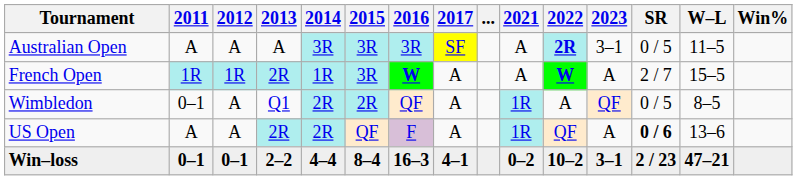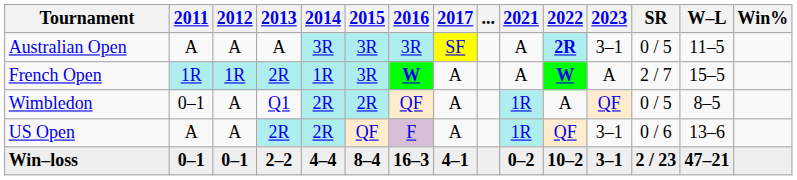(609, 132) A -> (609, 132) 3–1
(656, 132) bold -> (656, 132) normal
